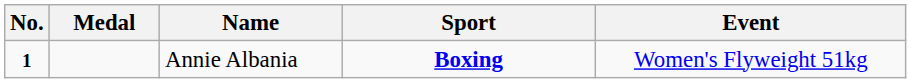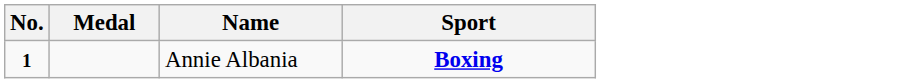- column: (751, 22)
